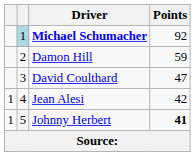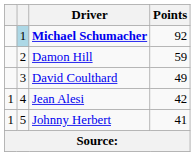(181, 78) 47 -> (181, 78) 49
(181, 120) bold -> (181, 120) normal
